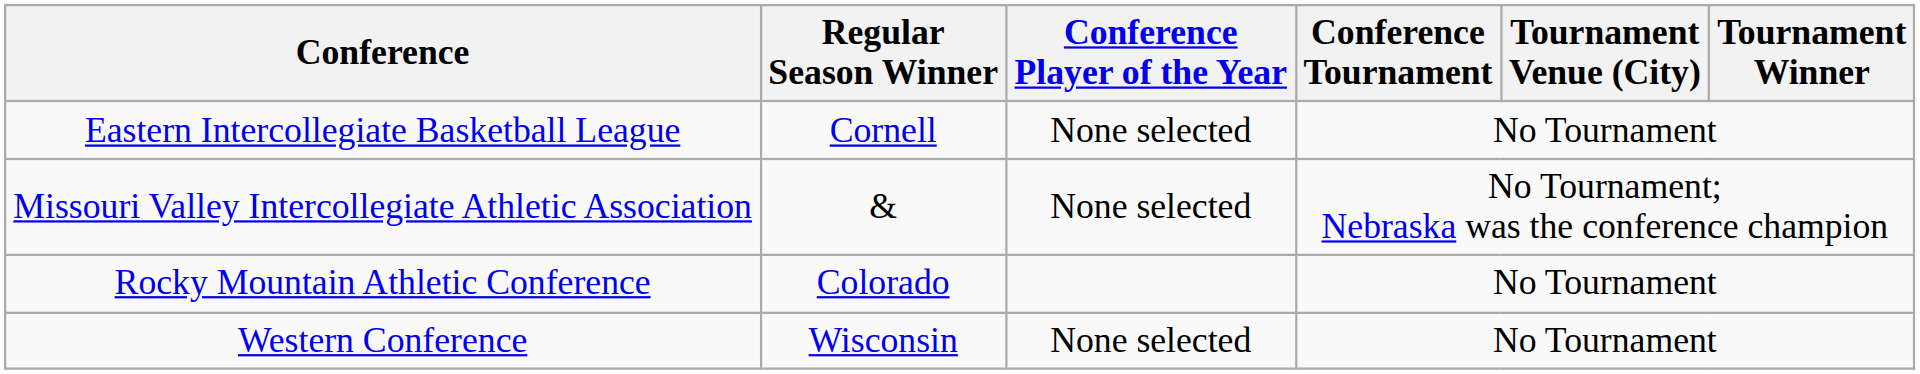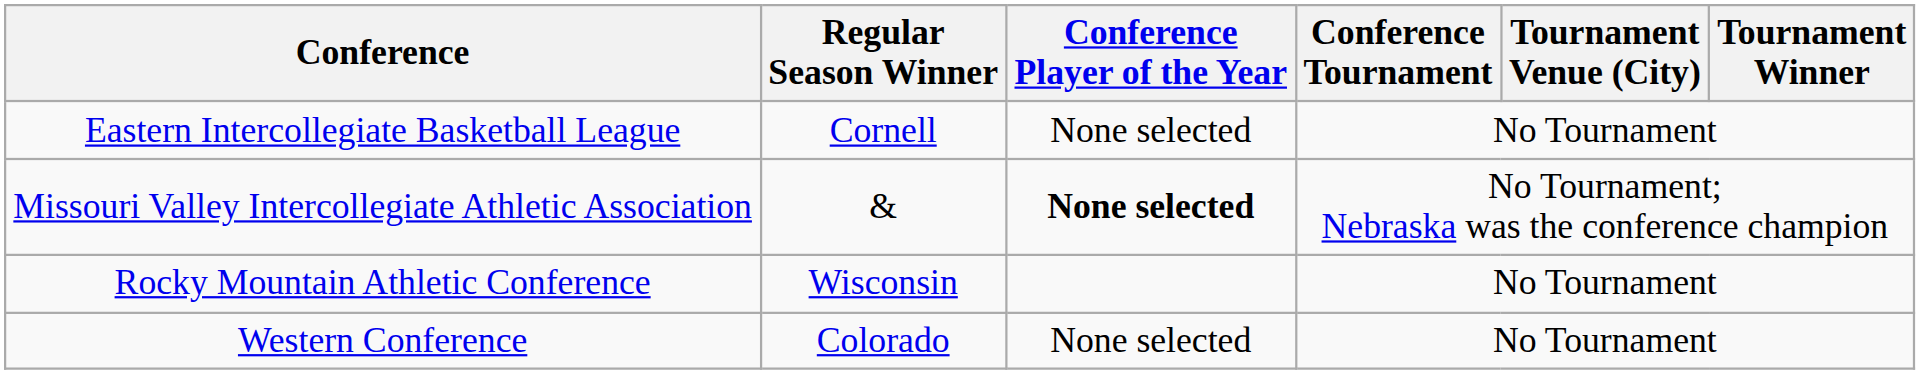(1151, 206) normal -> (1151, 206) bold
(883, 282) Colorado -> (883, 282) Wisconsin
(883, 339) Wisconsin -> (883, 339) Colorado
